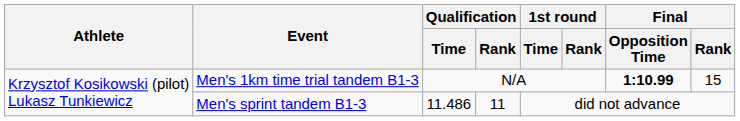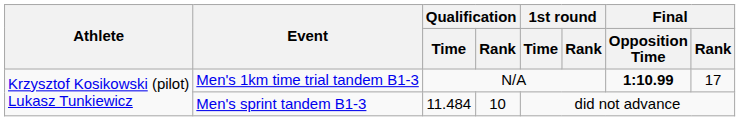(713, 81) 15 -> (713, 81) 17
(449, 104) 11.486 -> (449, 104) 11.484
(498, 104) 11 -> (498, 104) 10
